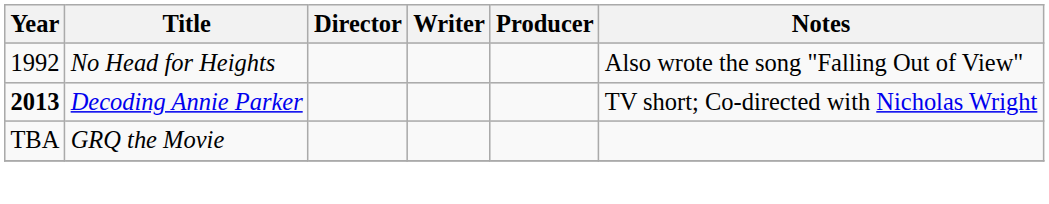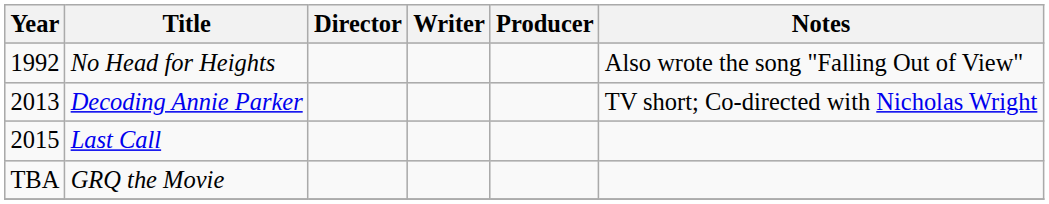(35, 101) bold -> (35, 101) normal
+ row: (116, 140)
